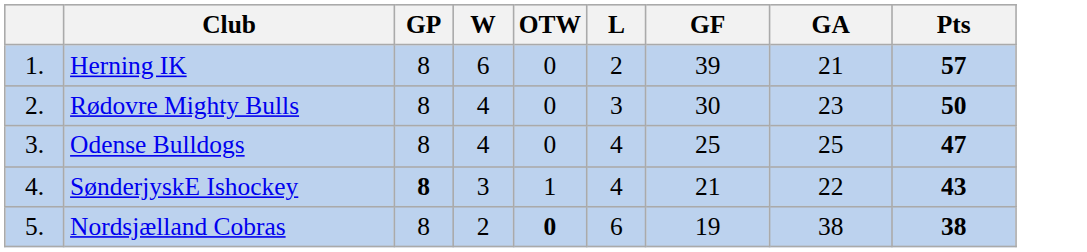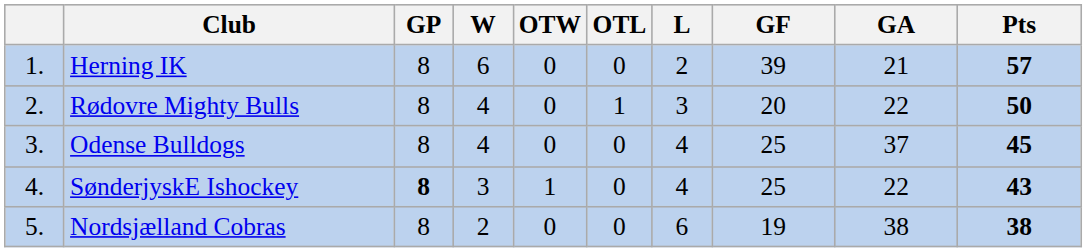+ column: (619, 24)
(708, 105) 30 -> (773, 105) 20
(831, 105) 23 -> (896, 105) 22
(831, 145) 25 -> (896, 145) 37
(954, 145) 47 -> (1019, 145) 45
(708, 186) 21 -> (773, 186) 25
(550, 226) bold -> (550, 226) normal
